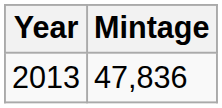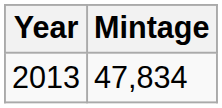(141, 77) 47,836 -> (141, 77) 47,834
